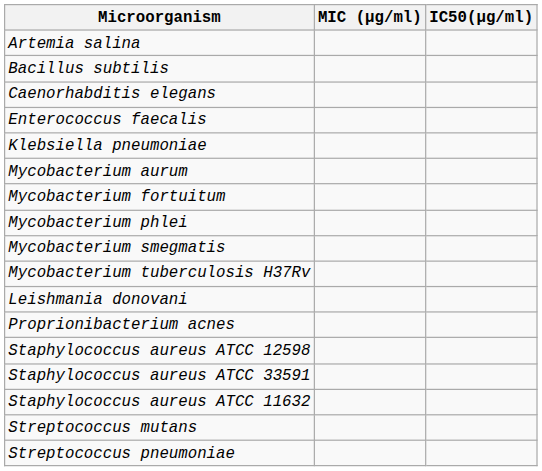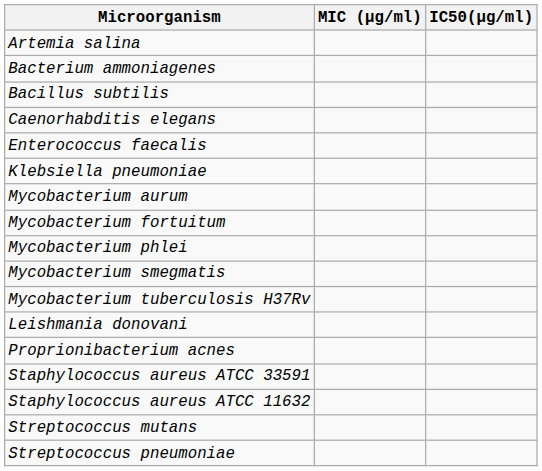+ row: (112, 69)
- row: (159, 351)
